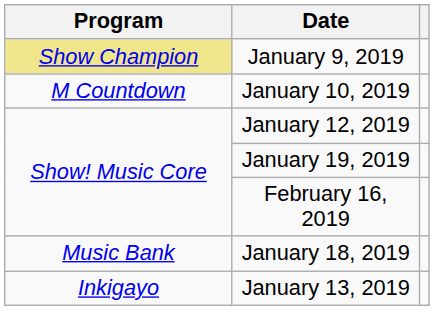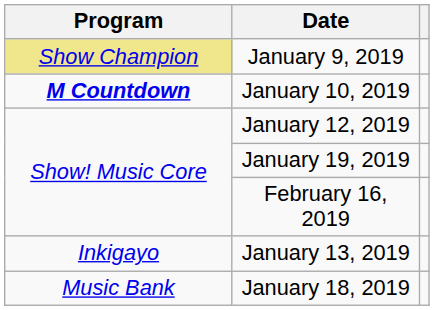(118, 90) normal -> (118, 90) bold
rows swapped: (326, 287) <-> (326, 253)
